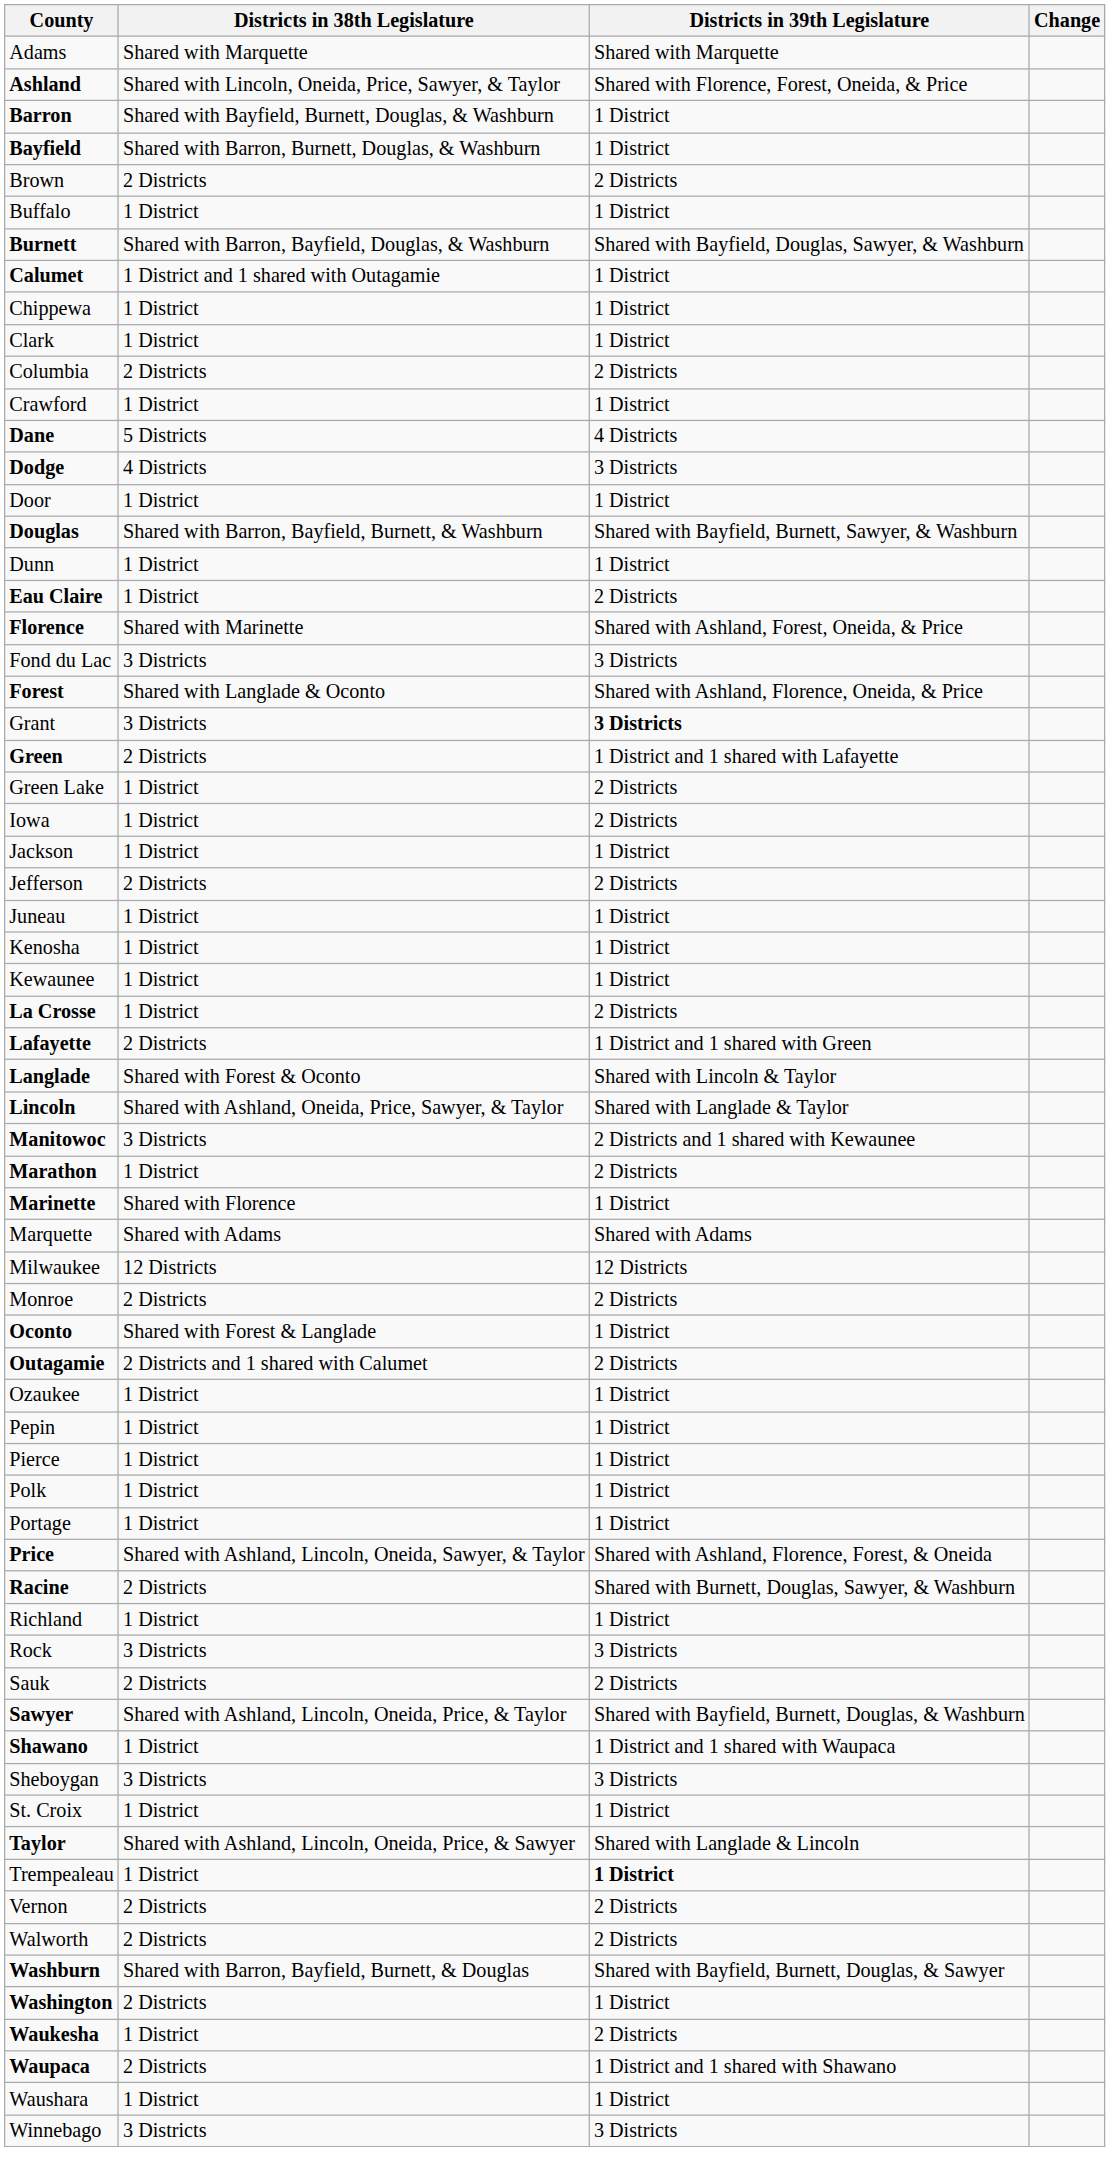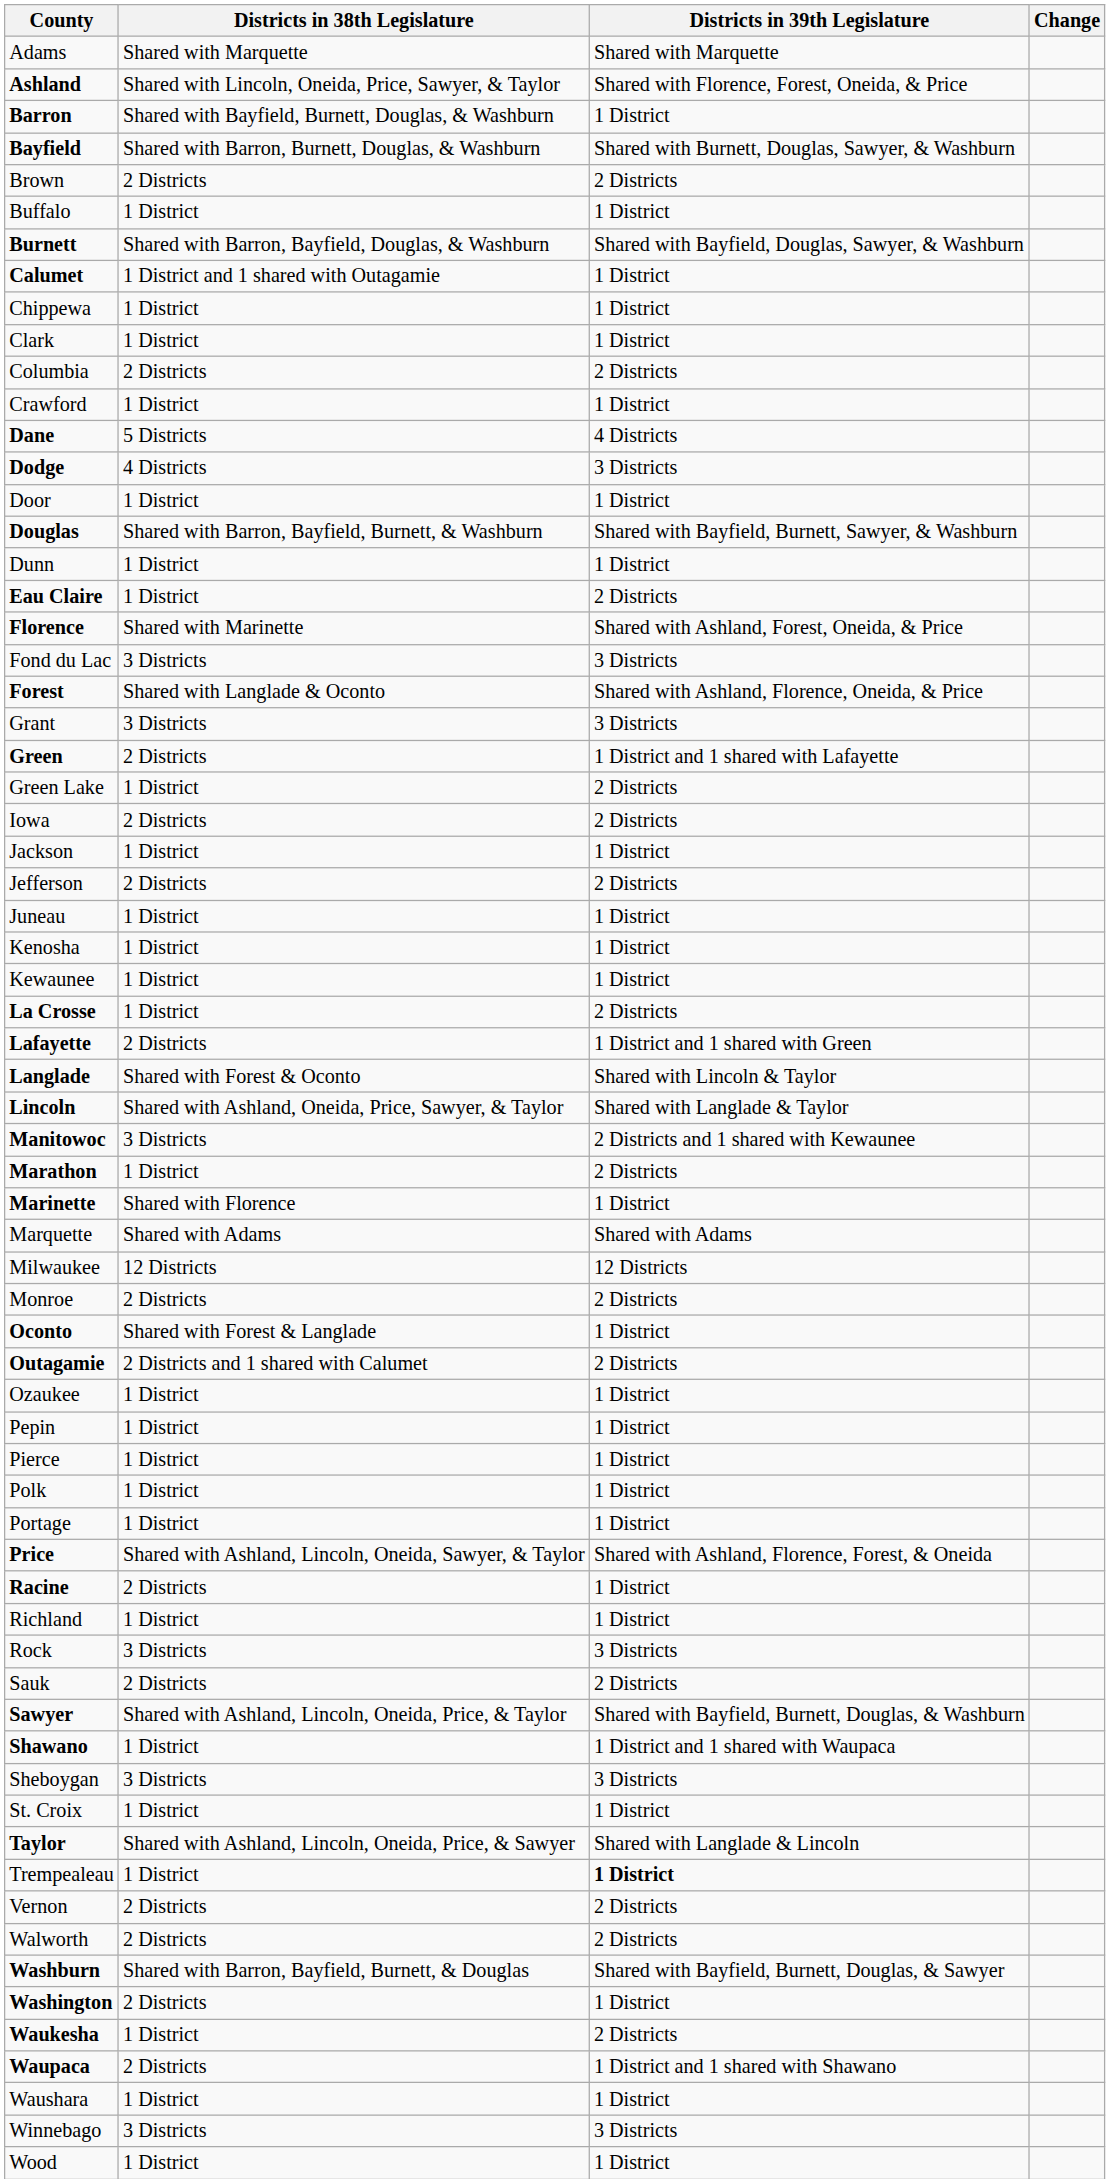(632, 148) 1 District -> (804, 148) Shared with Burnett, Douglas, Sawyer, & Washburn
(638, 723) bold -> (636, 723) normal
(161, 819) 1 District -> (165, 819) 2 Districts
(804, 1587) Shared with Burnett, Douglas, Sawyer, & Washburn -> (632, 1587) 1 District
+ row: (33, 2162)
